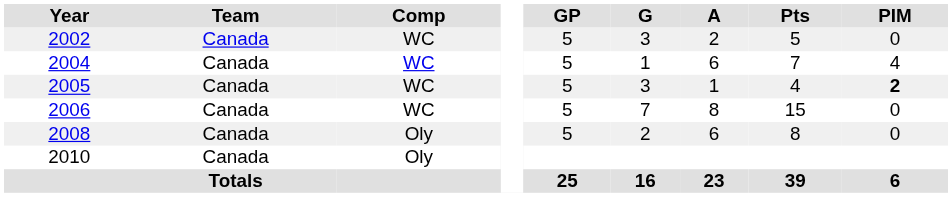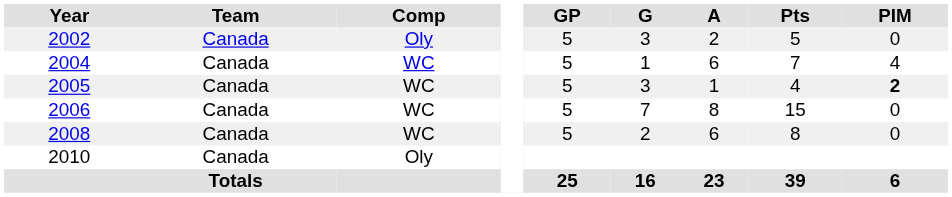(419, 39) WC -> (419, 39) Oly
(419, 133) Oly -> (419, 133) WC
